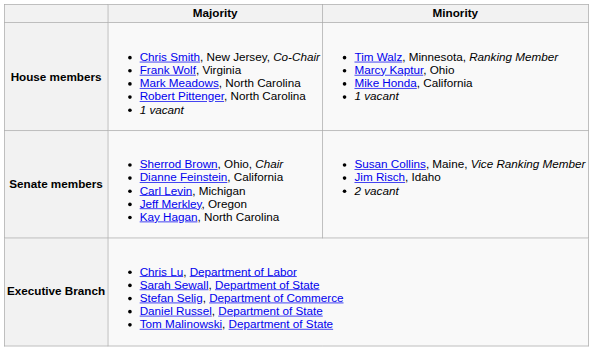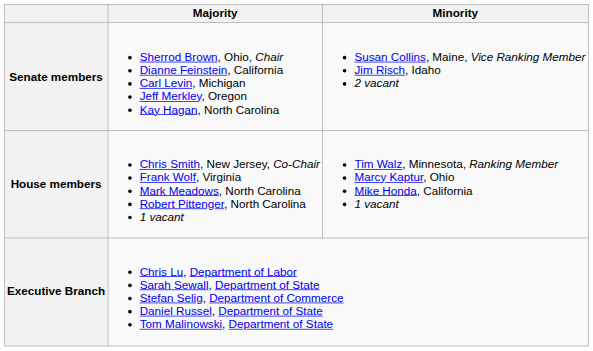rows swapped: (56, 184) <-> (56, 76)
